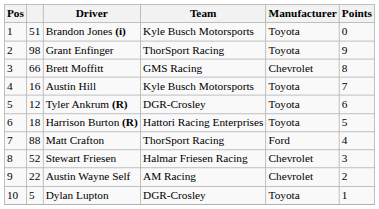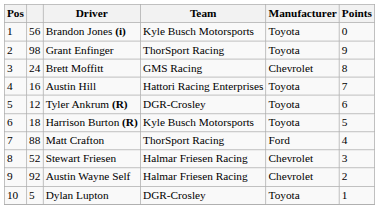(35, 31) 51 -> (35, 31) 56
(35, 67) 66 -> (35, 67) 24
(198, 85) Kyle Busch Motorsports -> (203, 85) Hattori Racing Enterprises
(203, 122) Hattori Racing Enterprises -> (198, 122) Kyle Busch Motorsports
(35, 176) 22 -> (35, 176) 92
(169, 176) AM Racing -> (195, 176) Halmar Friesen Racing
